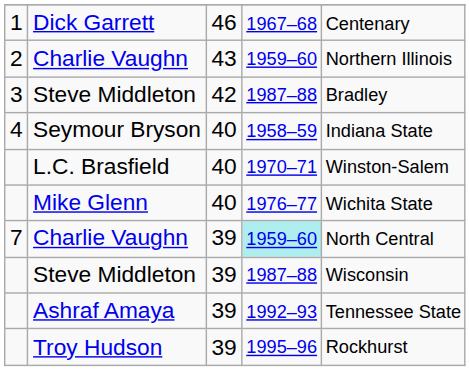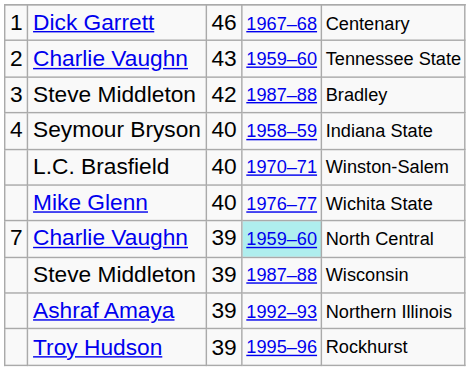(389, 59) Northern Illinois -> (393, 59) Tennessee State
(393, 311) Tennessee State -> (389, 311) Northern Illinois
